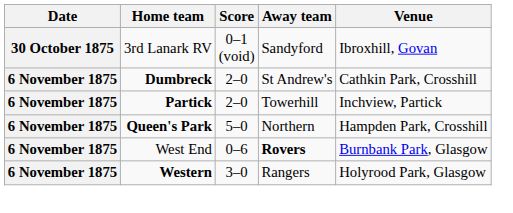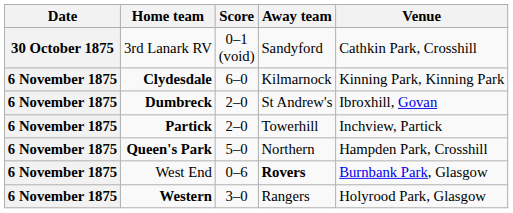(388, 47) Ibroxhill, Govan -> (408, 47) Cathkin Park, Crosshill
+ row: (178, 79)
(408, 79) Cathkin Park, Crosshill -> (388, 102) Ibroxhill, Govan
